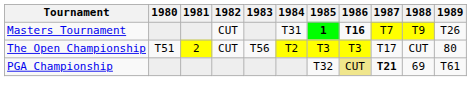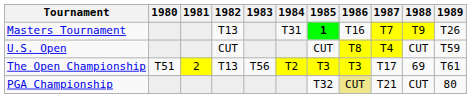(228, 31) CUT -> (228, 31) T13
(355, 31) bold -> (355, 31) normal
+ row: (37, 49)
(228, 49) CUT -> (228, 67) T13
(418, 49) CUT -> (418, 67) 69
(450, 49) 80 -> (450, 67) T61
(387, 67) bold -> (387, 85) normal
(418, 67) 69 -> (418, 85) CUT
(450, 67) T61 -> (450, 85) 80
